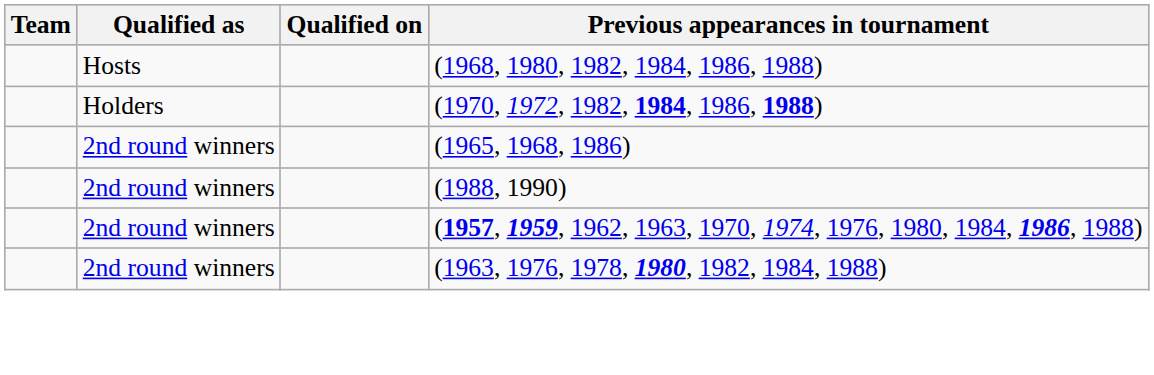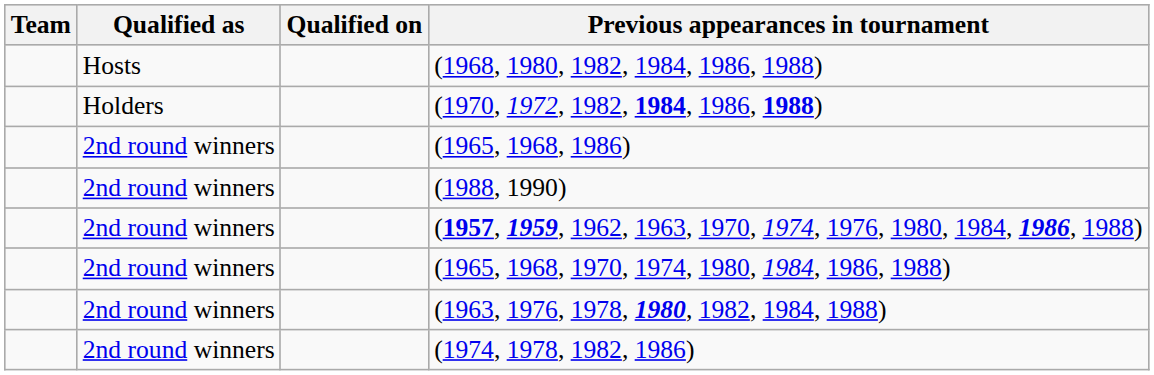+ row: (692, 268)
+ row: (564, 349)
